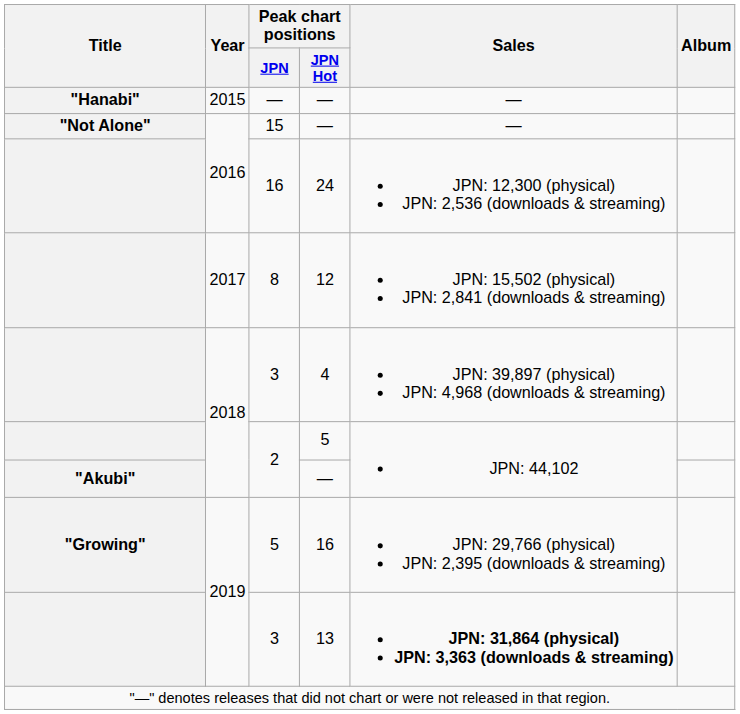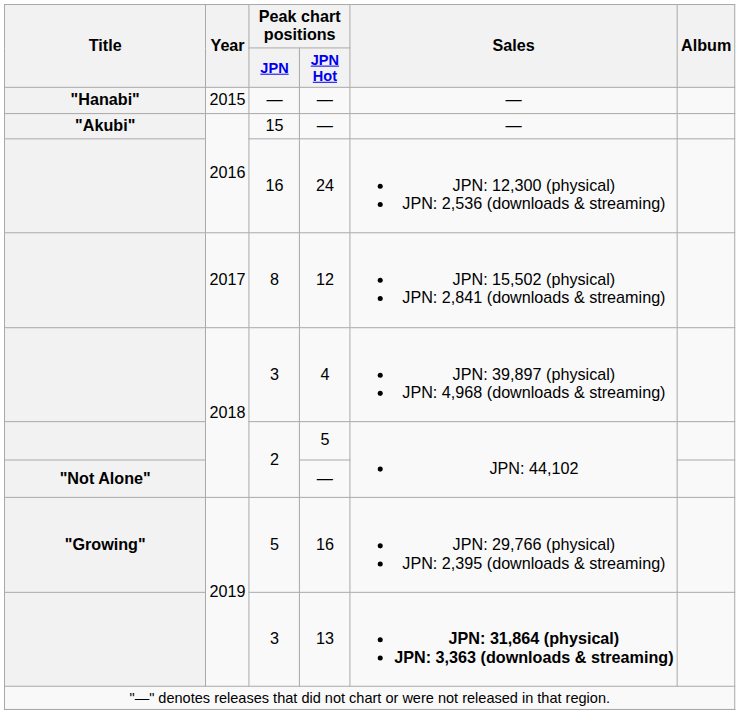(105, 125) "Not Alone" -> (105, 125) "Akubi"
(105, 478) "Akubi" -> (105, 478) "Not Alone"
